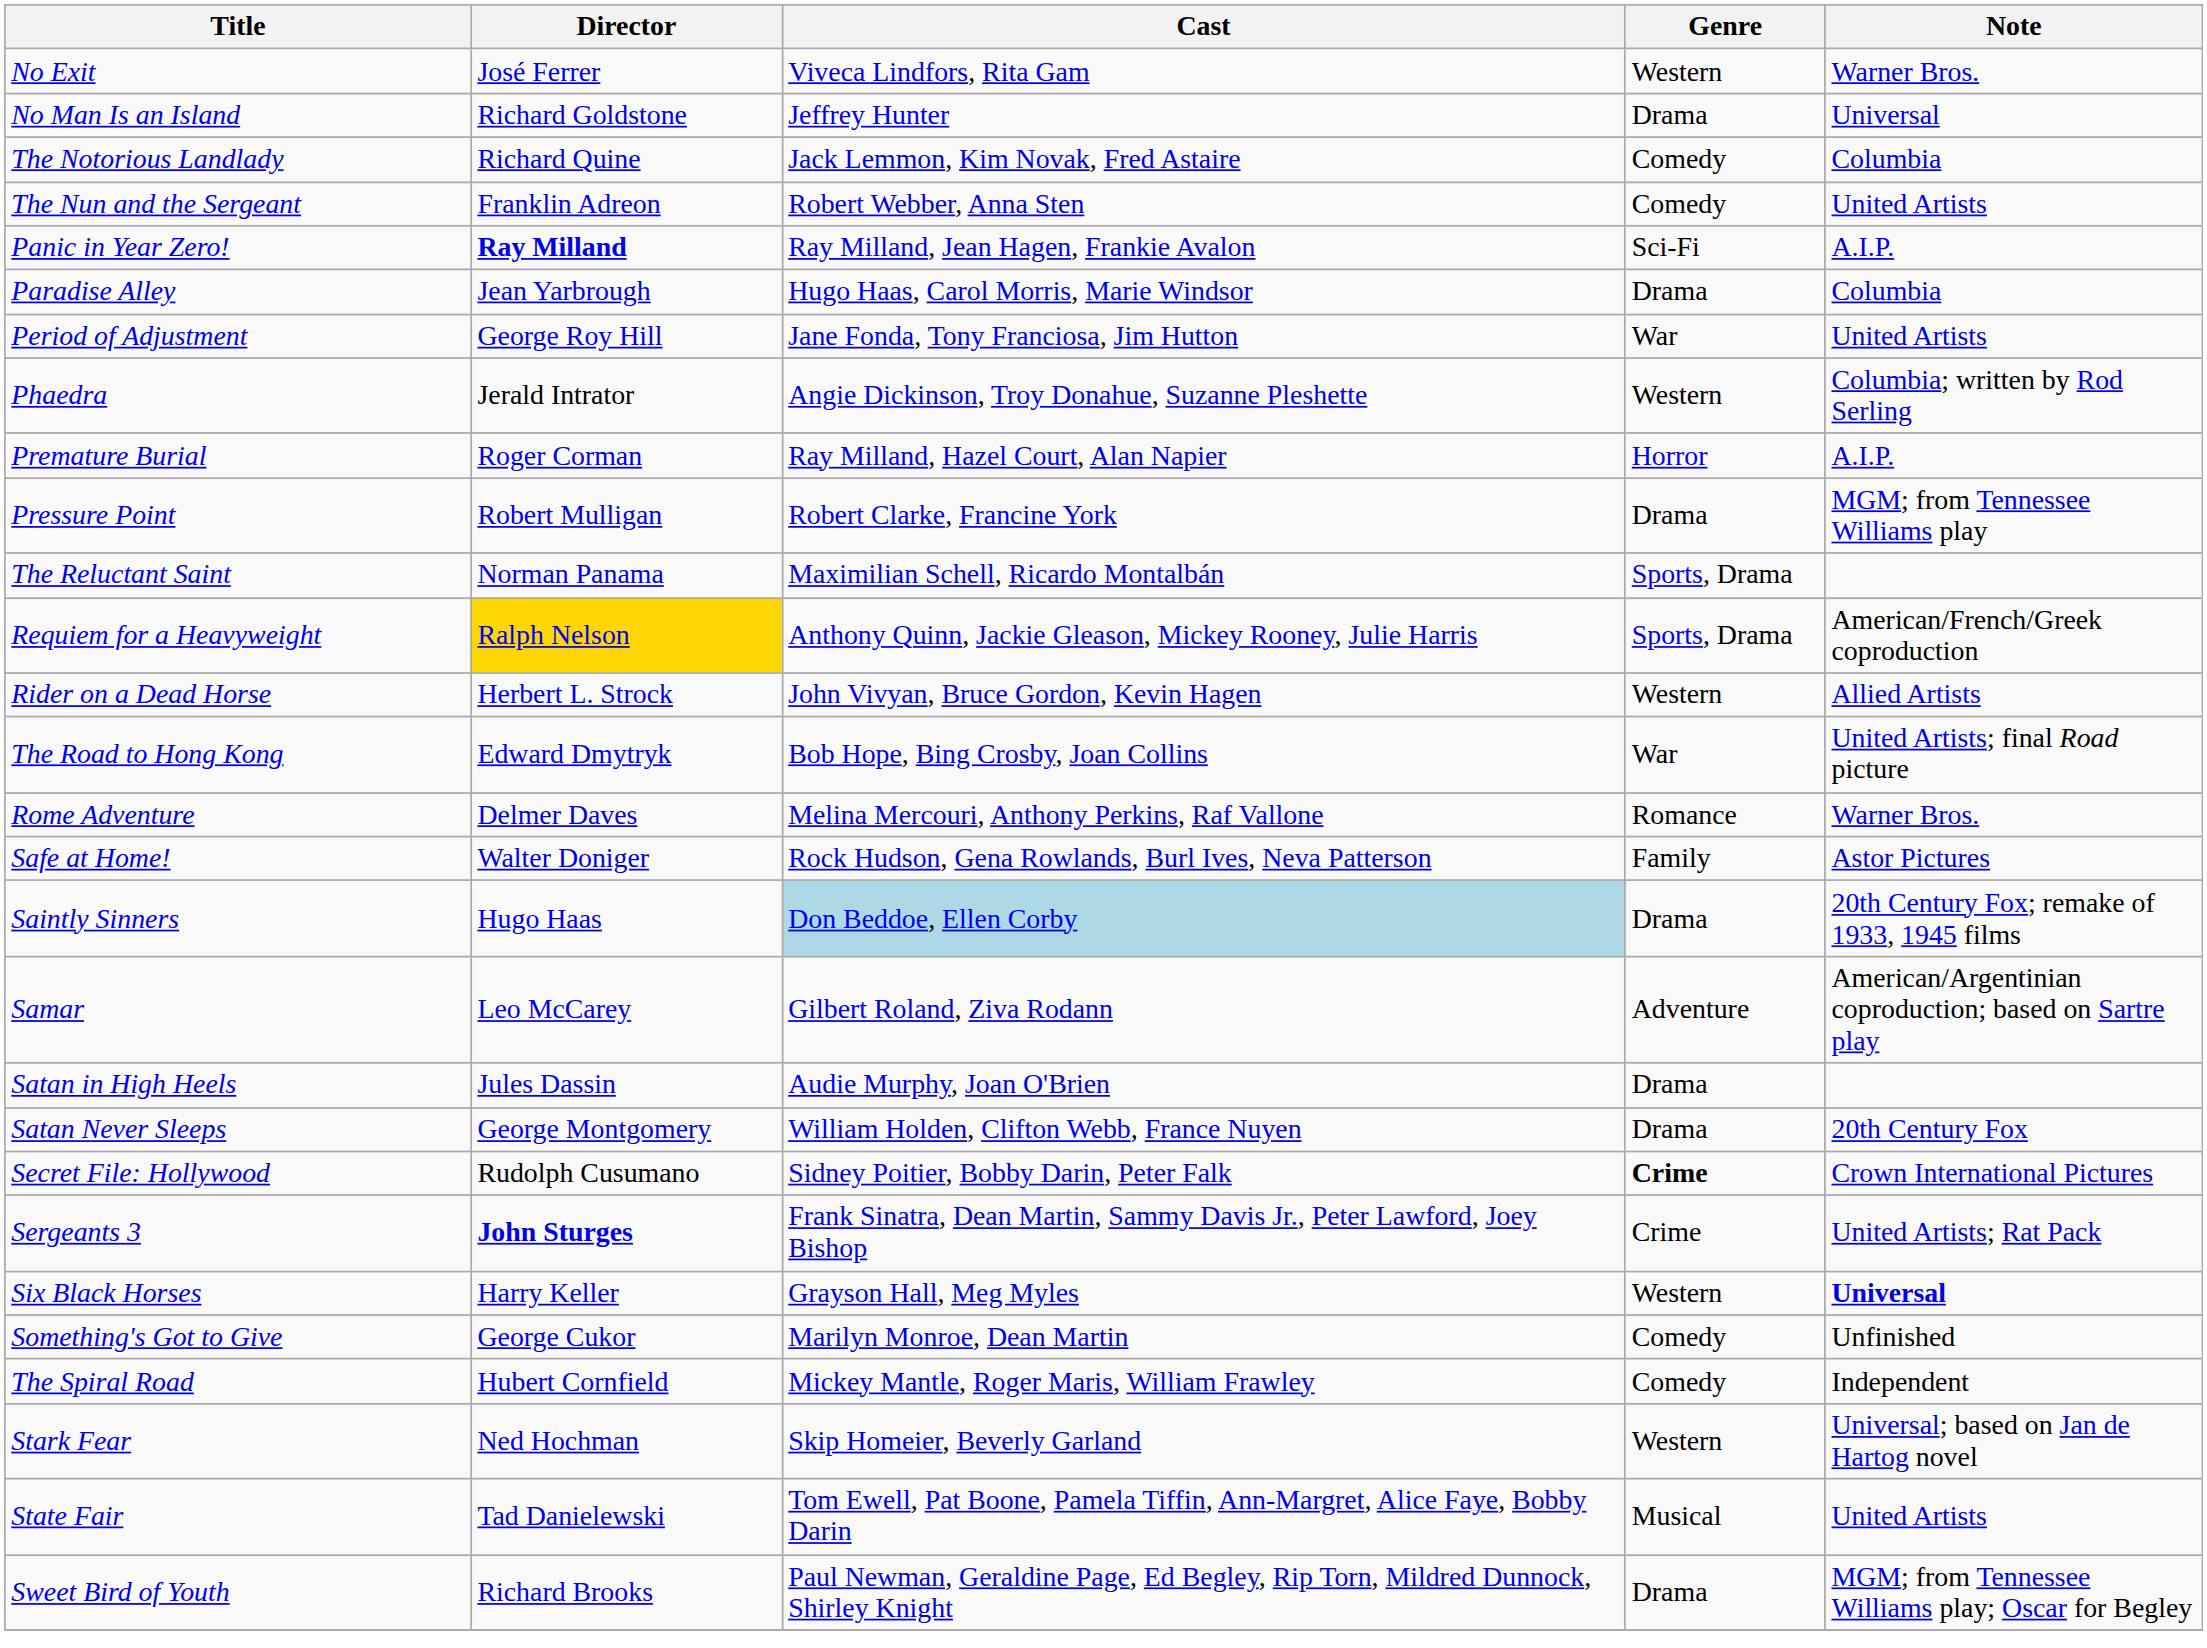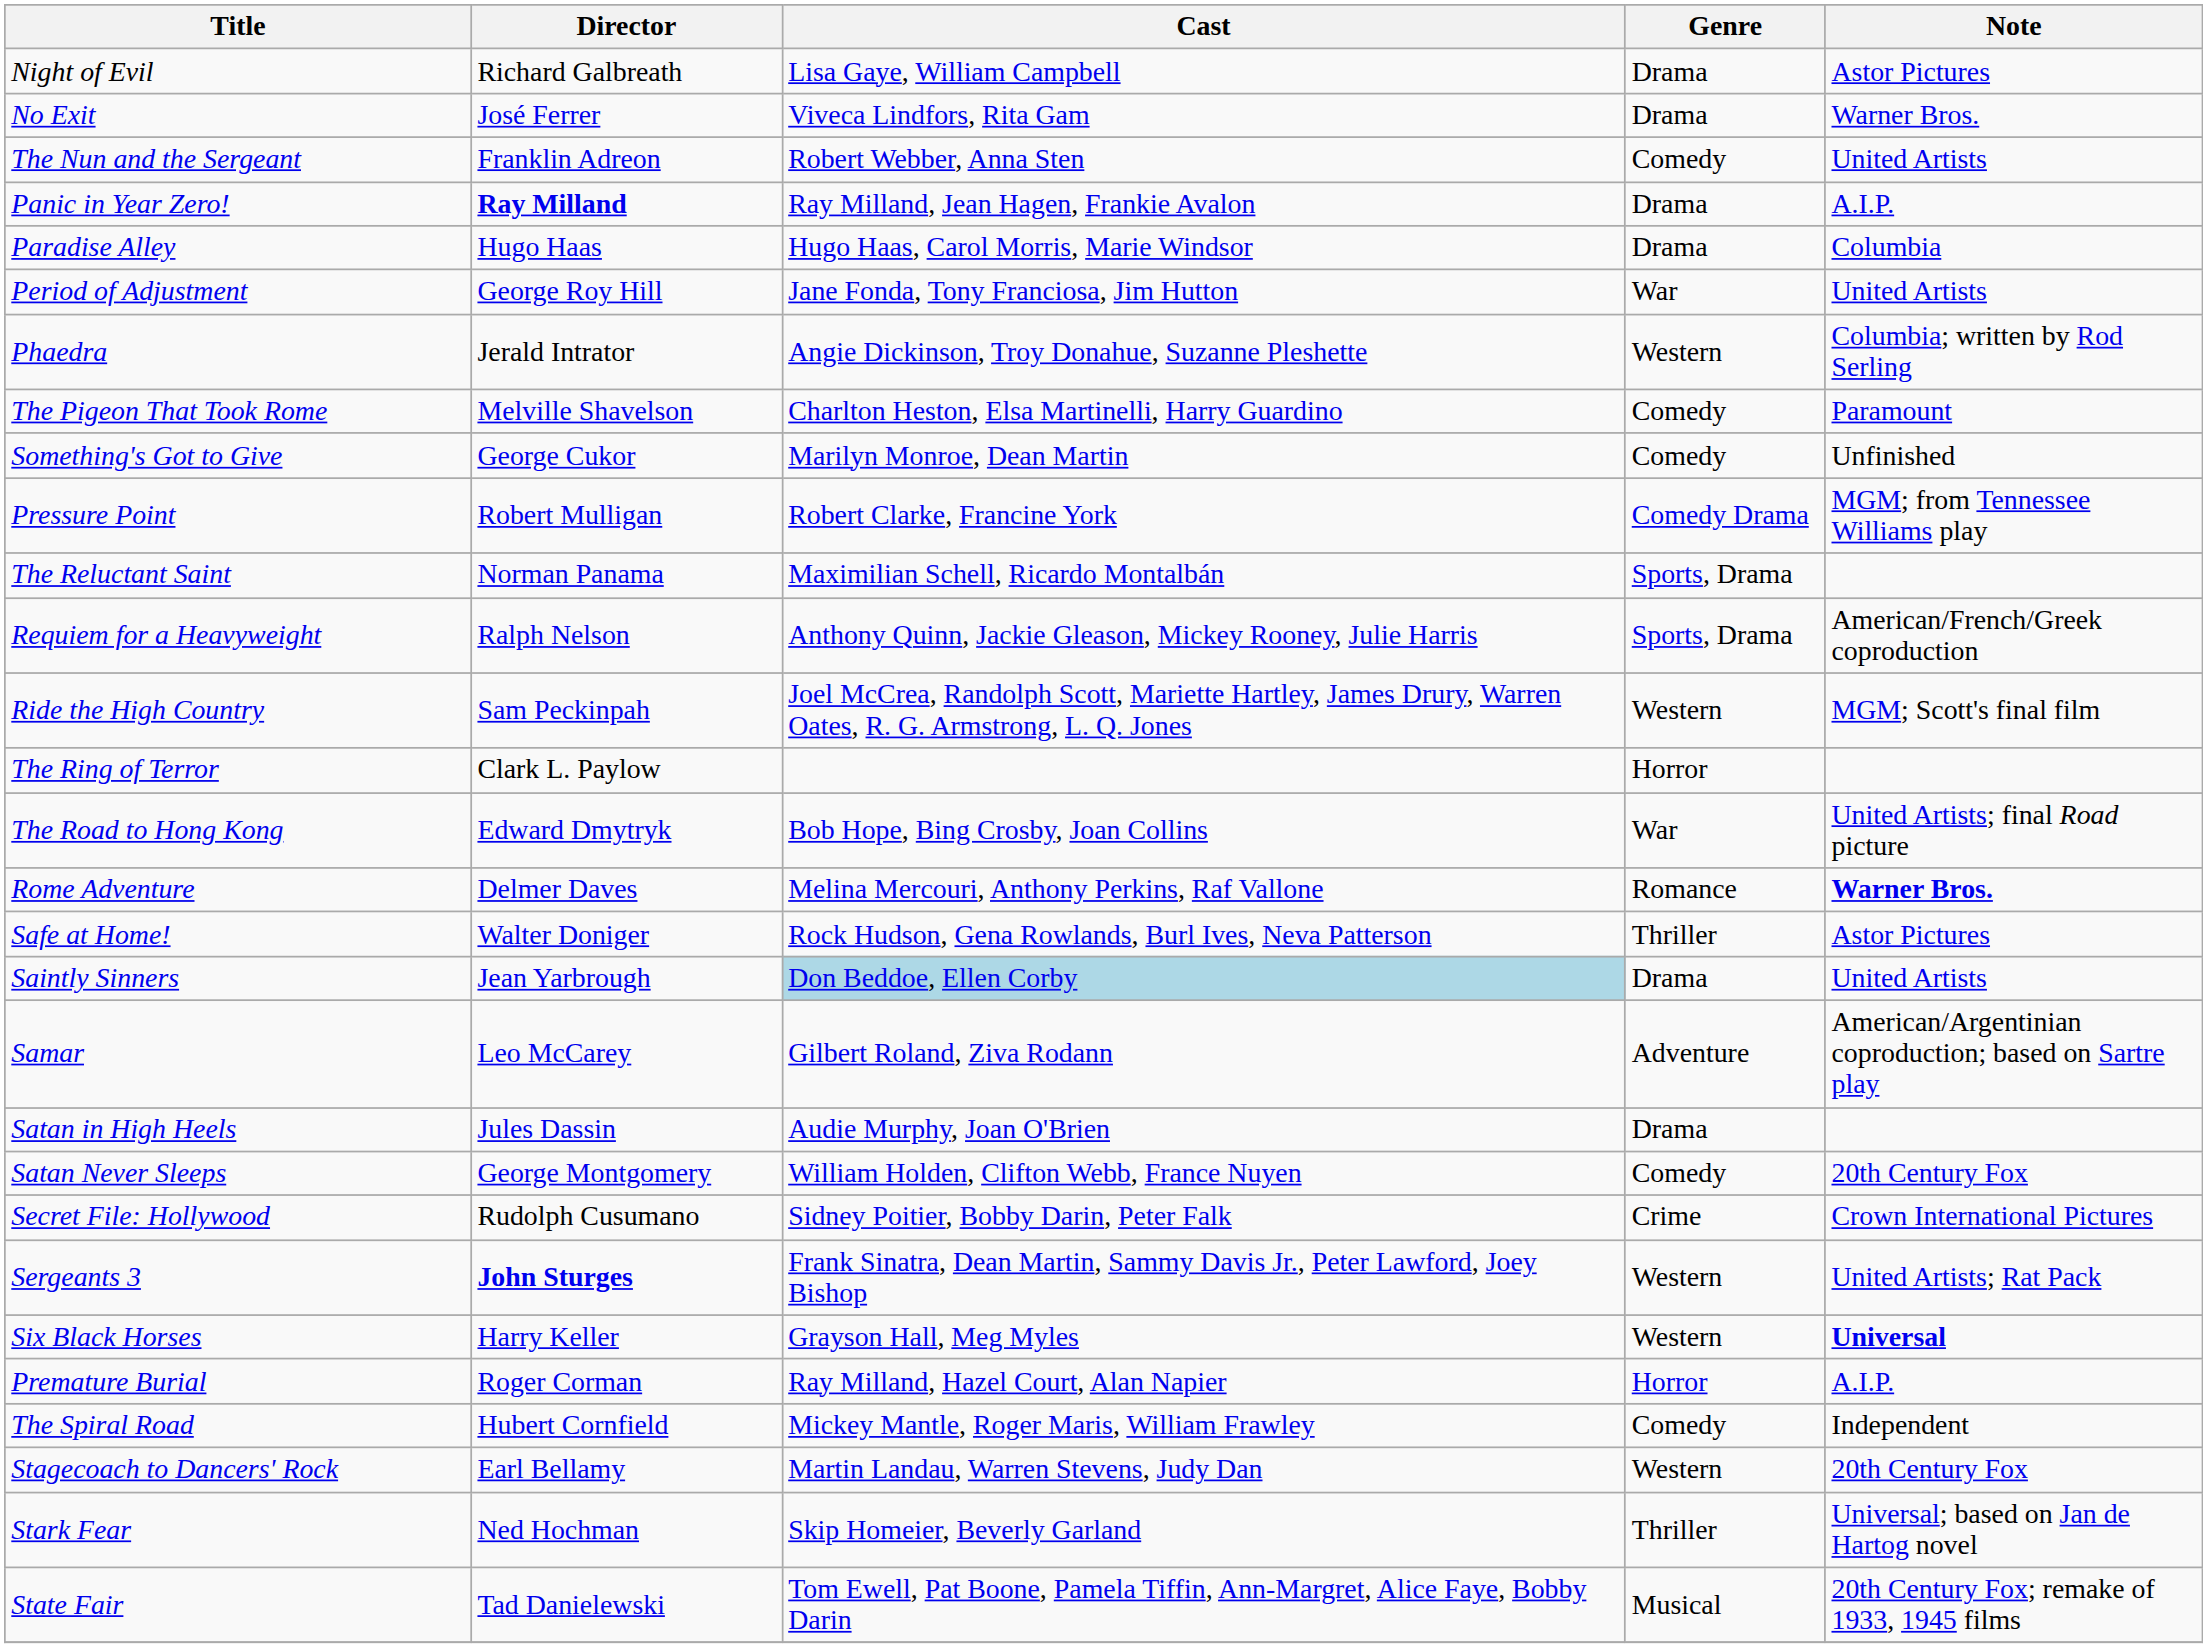+ row: (82, 70)
(1677, 70) Western -> (1670, 114) Drama
- row: (126, 114)
- row: (147, 159)
(1666, 247) Sci-Fi -> (1670, 203) Drama
(564, 291) Jean Yarbrough -> (540, 247) Hugo Haas
+ row: (169, 411)
rows swapped: (109, 455) <-> (147, 1336)
(1670, 515) Drama -> (1720, 515) Comedy Drama
(554, 634) gold background -> (554, 634) no background
+ row: (138, 710)
- row: (141, 694)
+ row: (115, 769)
(1905, 814) normal -> (1912, 889) bold
(1671, 858) Family -> (1674, 933) Thriller
(540, 918) Hugo Haas -> (564, 977) Jean Yarbrough
(1993, 918) 20th Century Fox; remake of 1933, 1945 films -> (1909, 977) United Artists
(1670, 1128) Drama -> (1679, 1173) Comedy
(1670, 1173) bold -> (1667, 1217) normal
(1667, 1232) Crime -> (1677, 1276) Western
+ row: (175, 1469)
(1677, 1440) Western -> (1674, 1529) Thriller
(1909, 1516) United Artists -> (1993, 1604) 20th Century Fox; remake of 1933, 1945 films
- row: (120, 1591)
